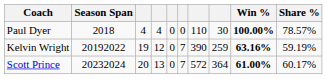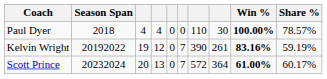(220, 47) 259 -> (220, 47) 261
(254, 47) 63.16% -> (254, 47) 83.16%
